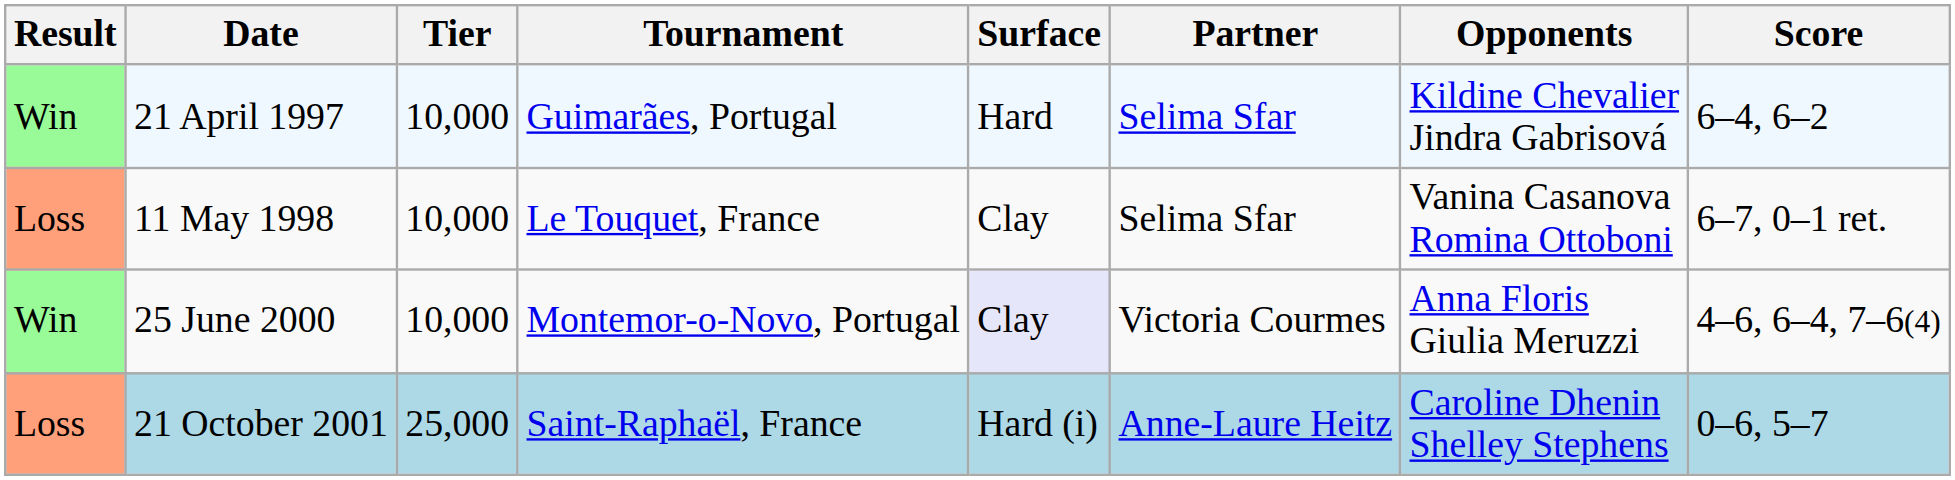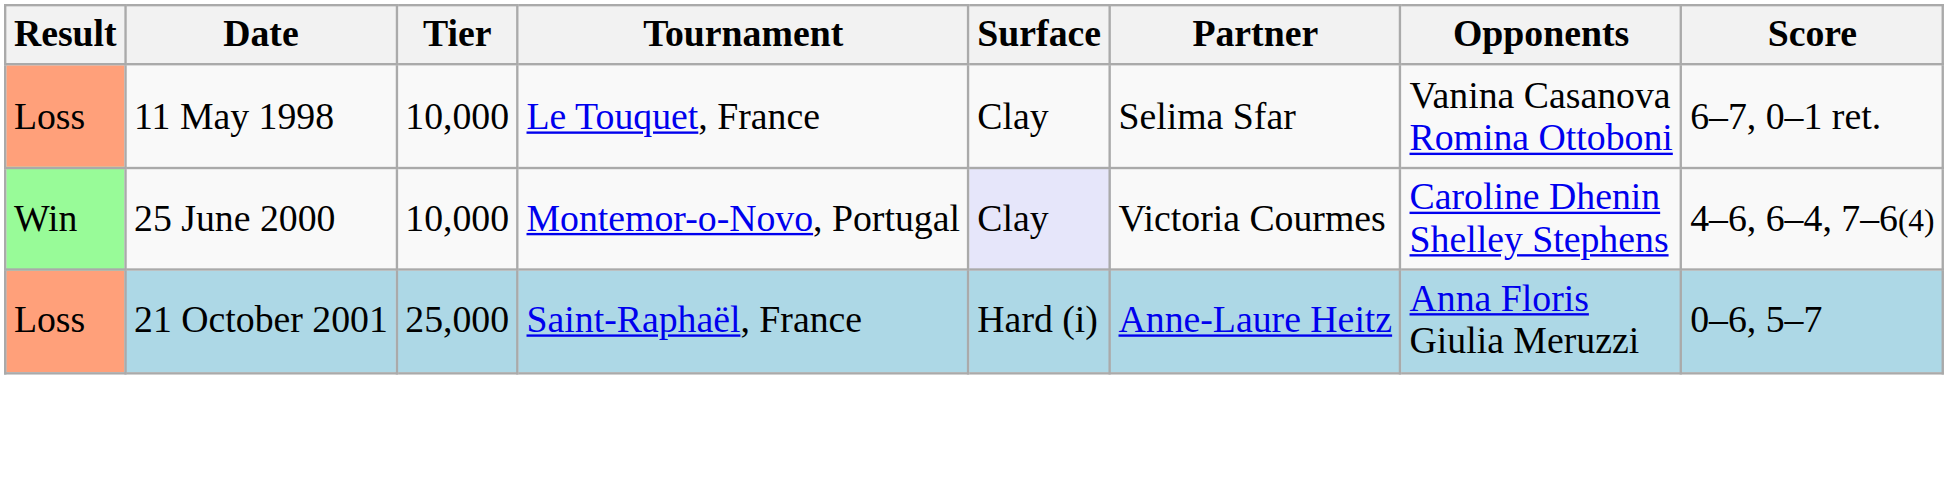- row: (239, 115)
(1524, 320) Anna Floris Giulia Meruzzi -> (1539, 217) Caroline Dhenin Shelley Stephens
(1539, 422) Caroline Dhenin Shelley Stephens -> (1524, 320) Anna Floris Giulia Meruzzi
